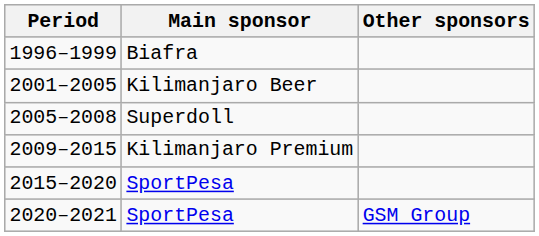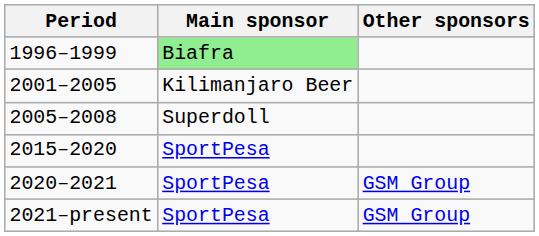(162, 53) no background -> (198, 53) lightgreen background
- row: (63, 151)
+ row: (81, 215)
